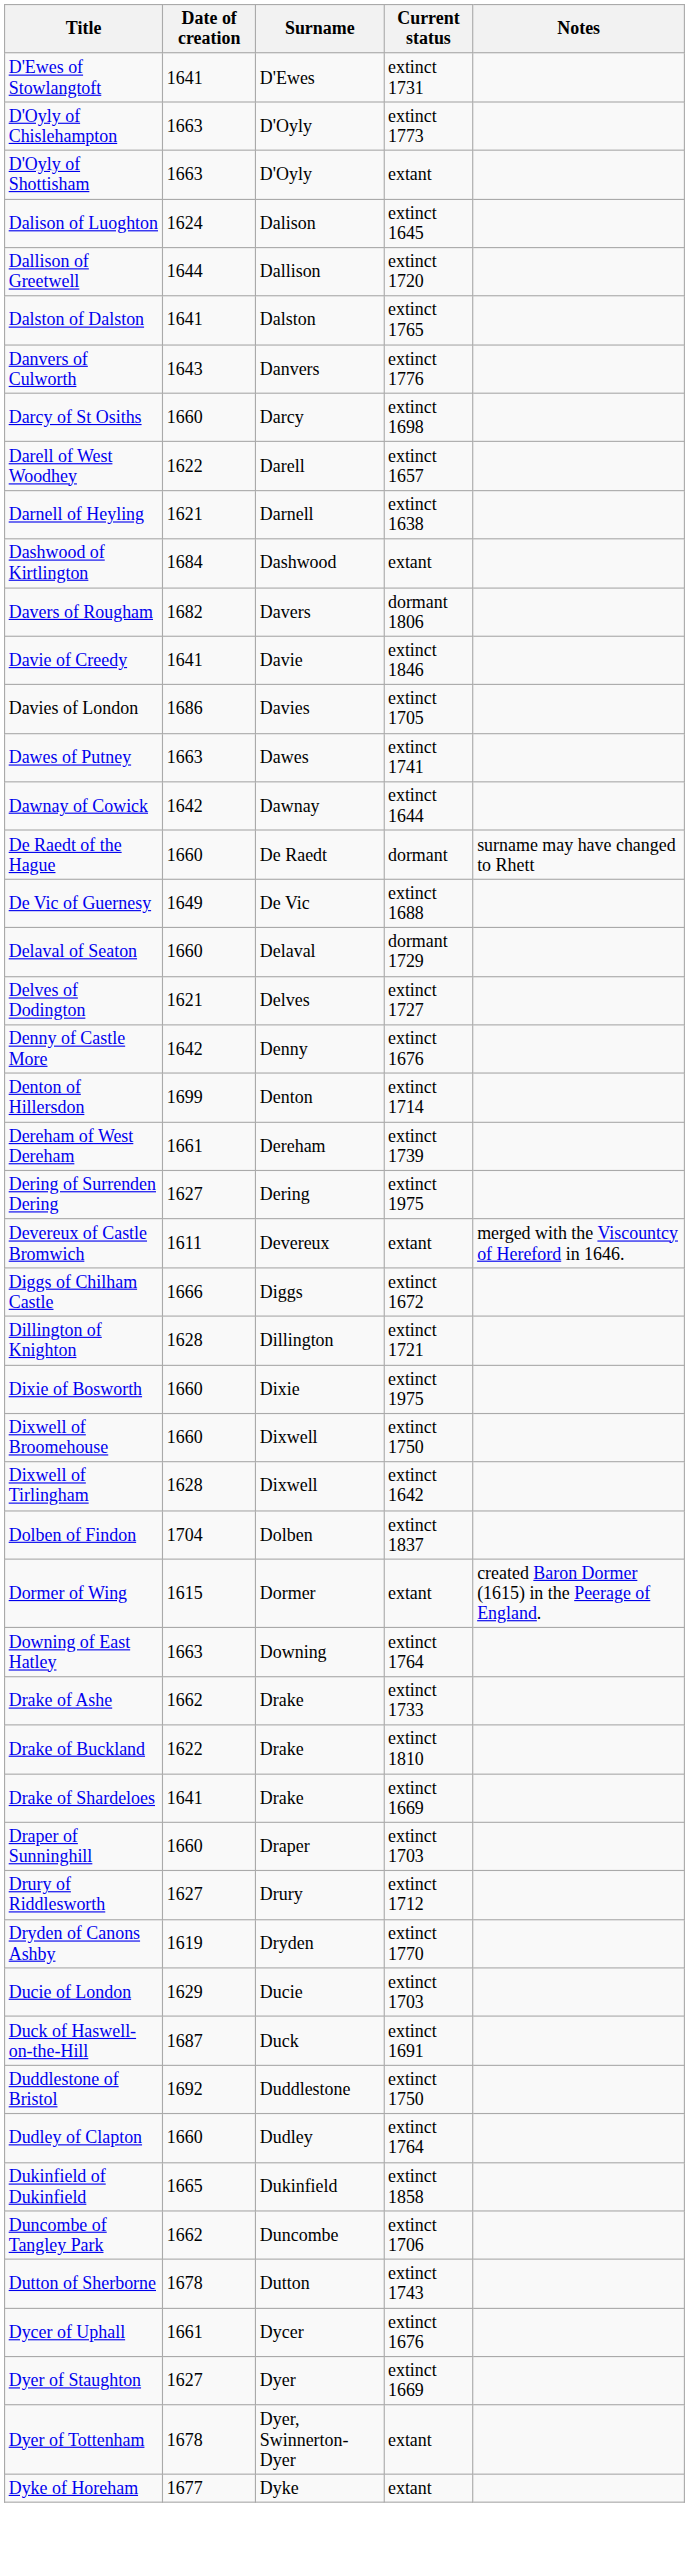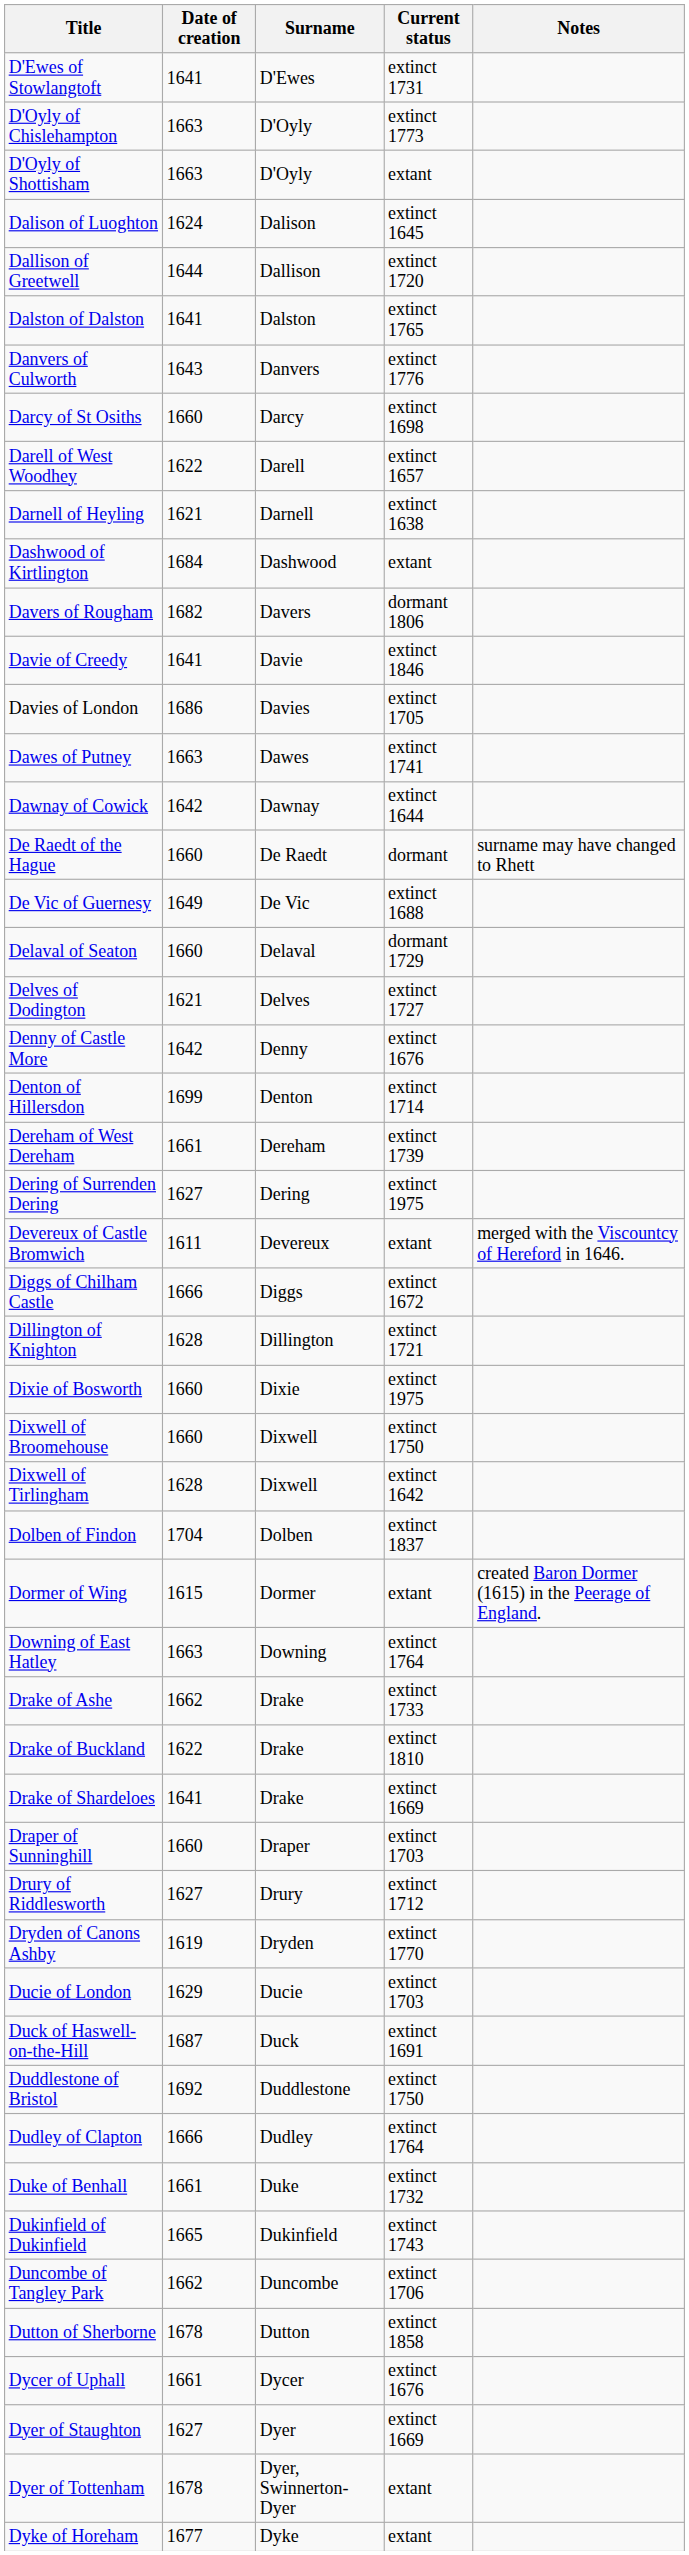(185, 2137) 1660 -> (185, 2137) 1666
+ row: (68, 2186)
(412, 2186) extinct 1858 -> (412, 2235) extinct 1743
(412, 2283) extinct 1743 -> (412, 2332) extinct 1858
